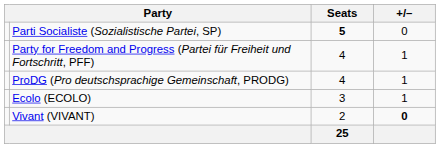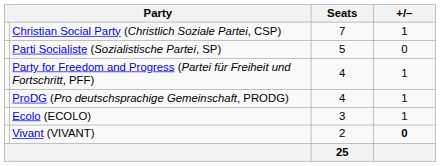+ row: (147, 31)
(342, 31) bold -> (342, 49) normal
